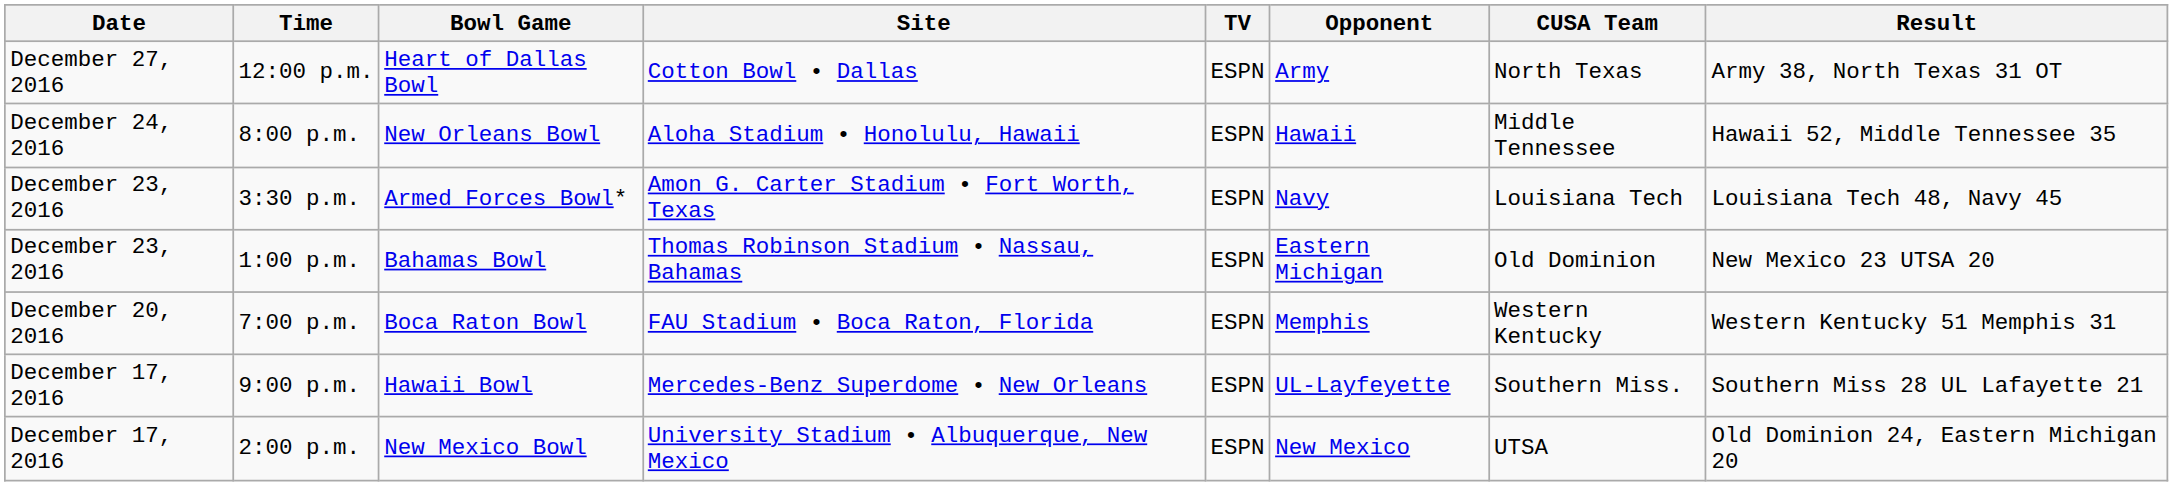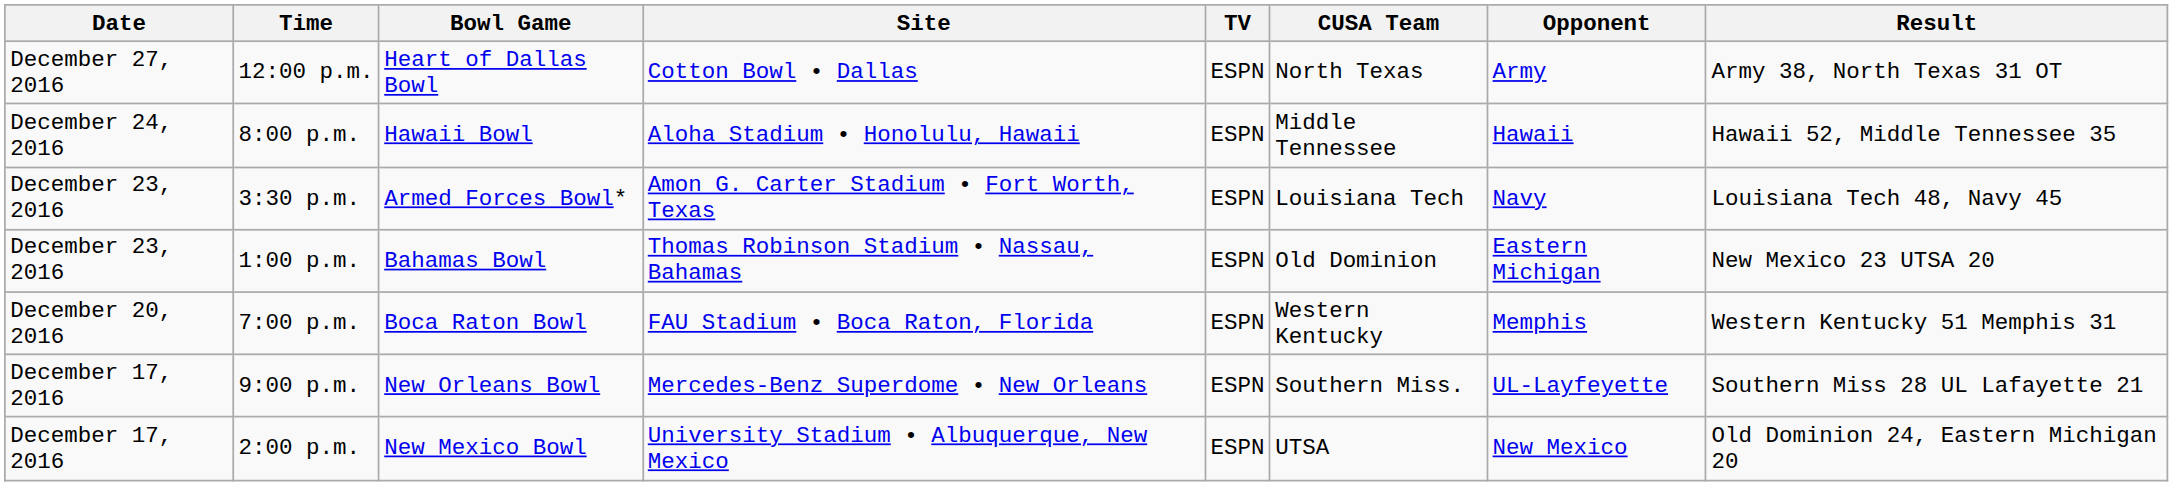columns swapped: (1597, 23) <-> (1379, 23)
(492, 135) New Orleans Bowl -> (458, 135) Hawaii Bowl
(458, 386) Hawaii Bowl -> (492, 386) New Orleans Bowl
